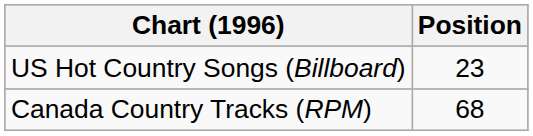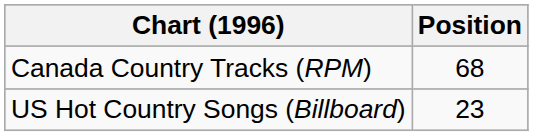rows swapped: (191, 109) <-> (208, 67)
